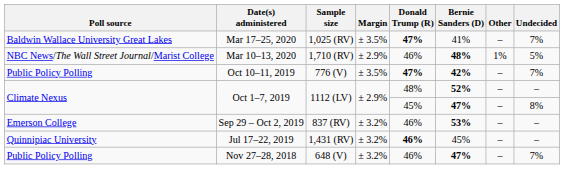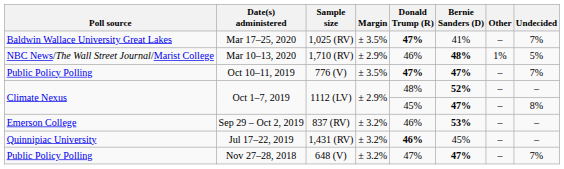(461, 73) 42% -> (461, 73) 47%
(413, 156) 46% -> (413, 156) 47%
